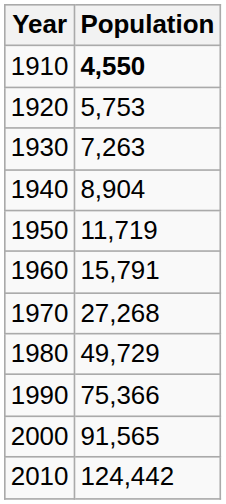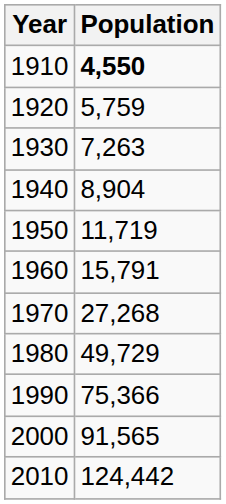(113, 107) 5,753 -> (113, 107) 5,759
